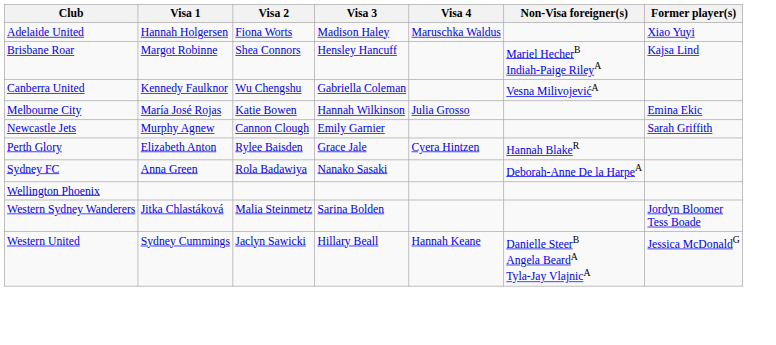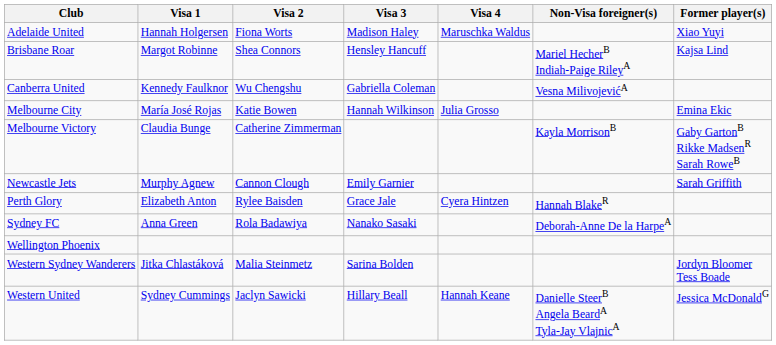+ row: (52, 128)
